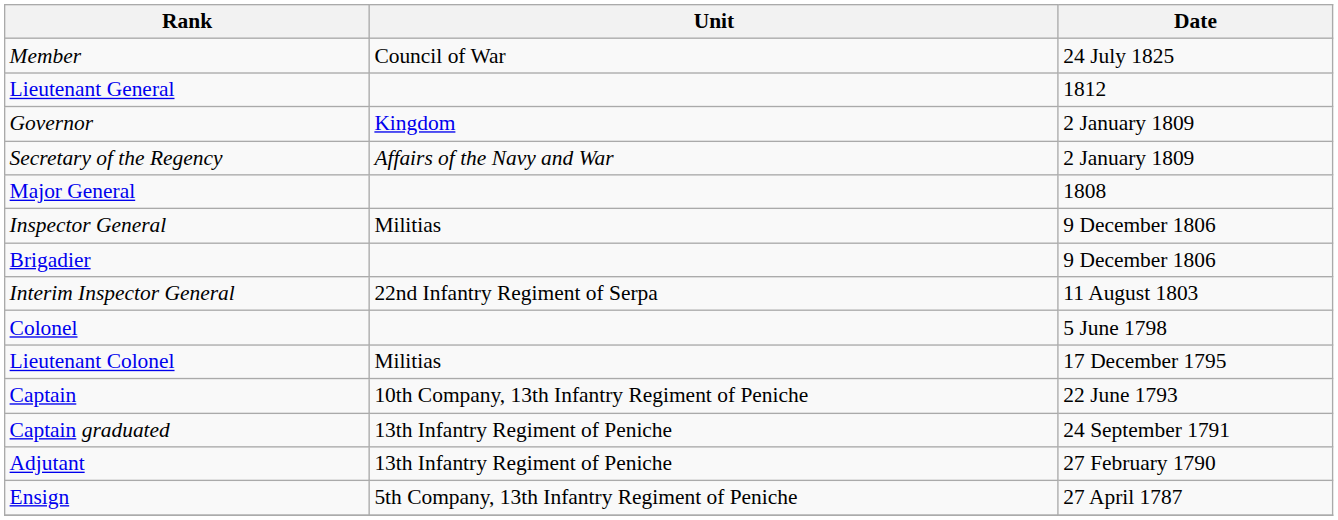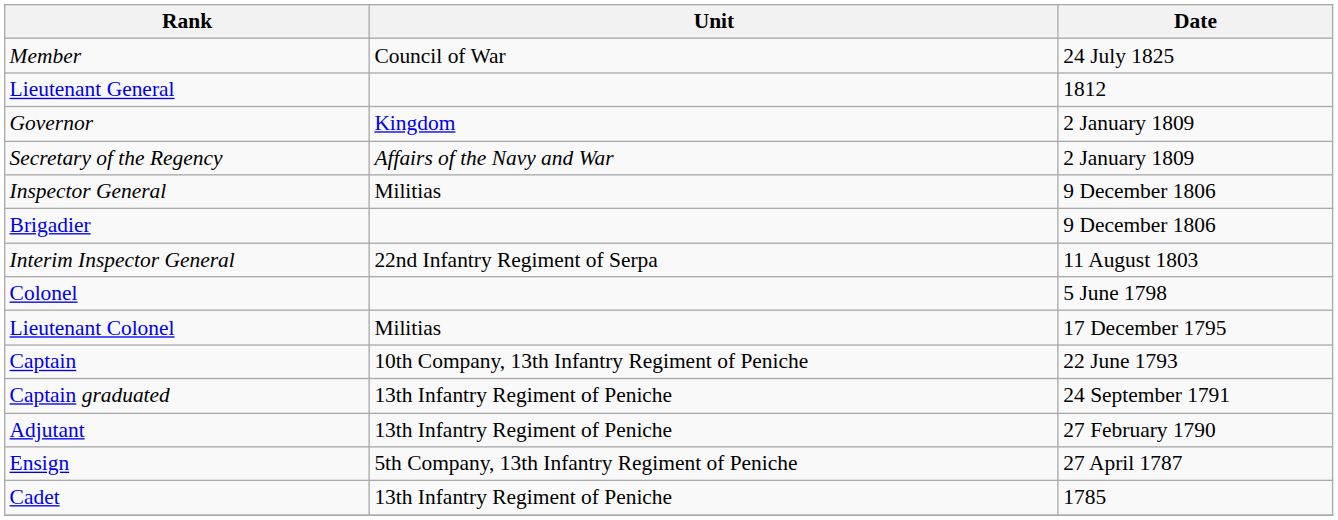- row: (72, 191)
+ row: (35, 497)
